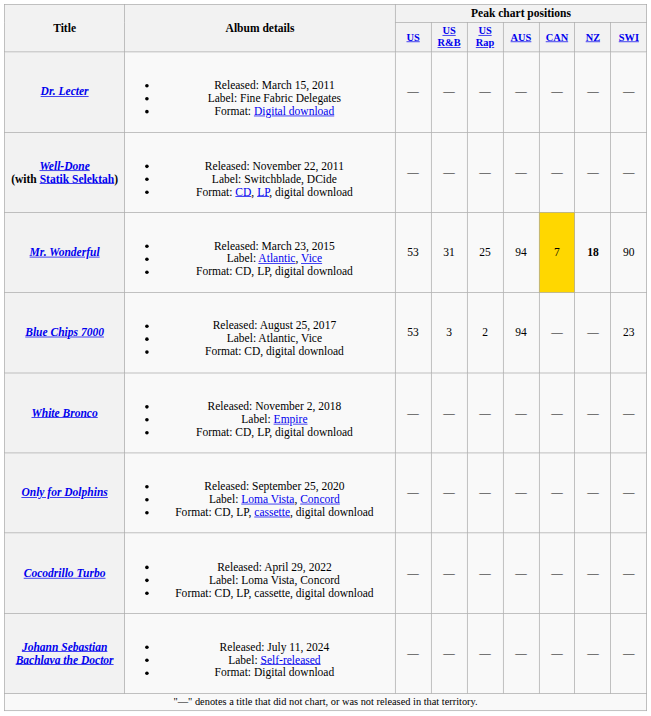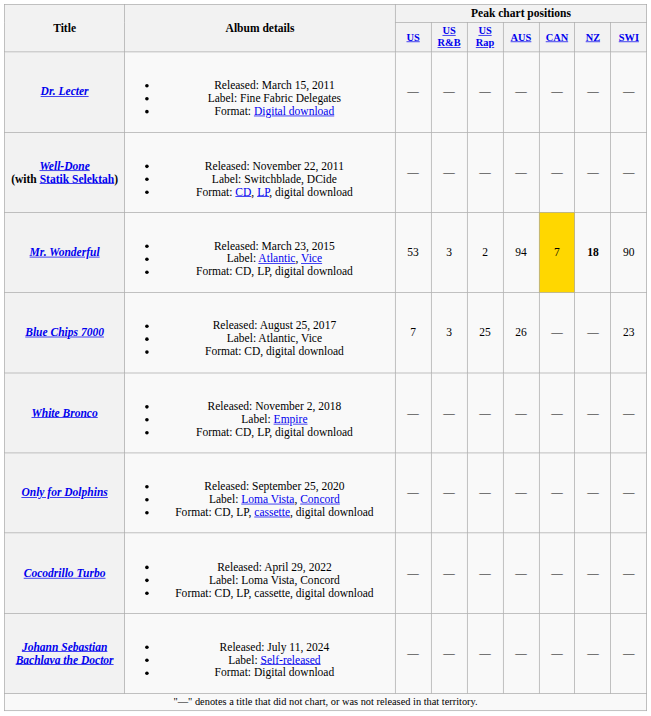(449, 252) 31 -> (449, 252) 3
(485, 252) 25 -> (485, 252) 2
(413, 332) 53 -> (413, 332) 7
(485, 332) 2 -> (485, 332) 25
(521, 332) 94 -> (521, 332) 26
